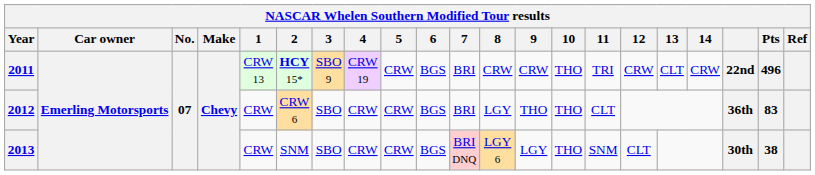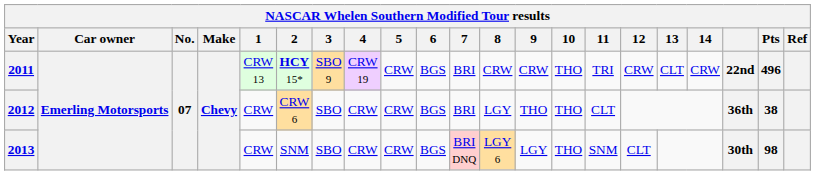(771, 110) 83 -> (771, 110) 38
(771, 149) 38 -> (771, 149) 98
